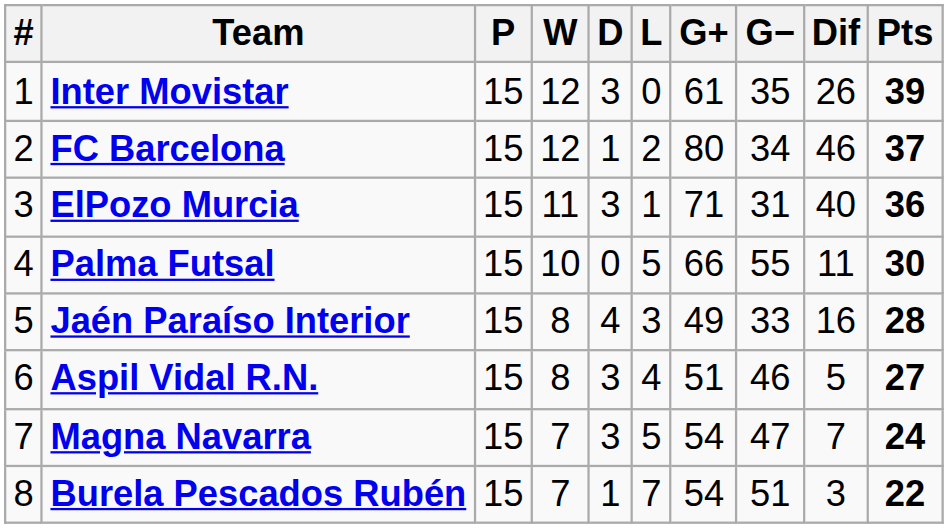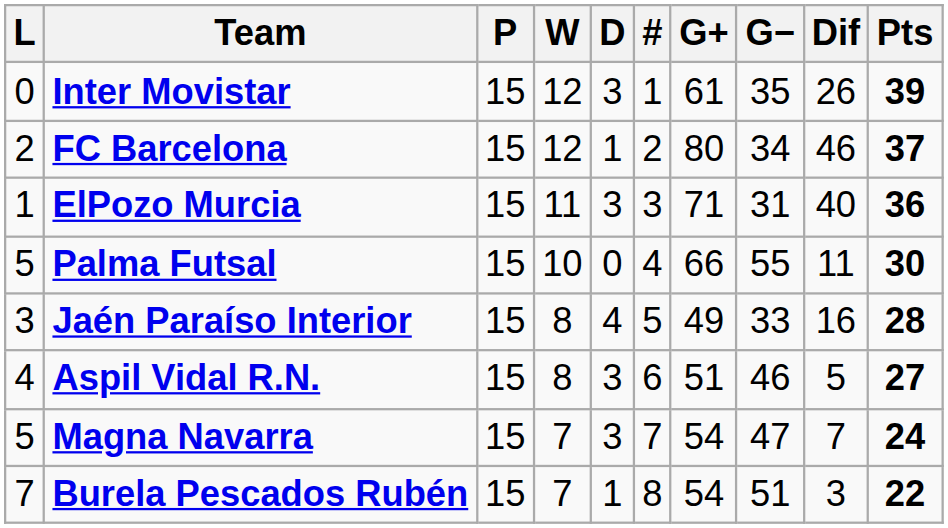columns swapped: (24, 33) <-> (651, 33)
